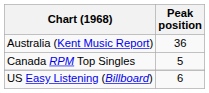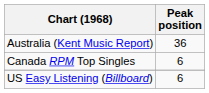(180, 61) 5 -> (180, 61) 6
